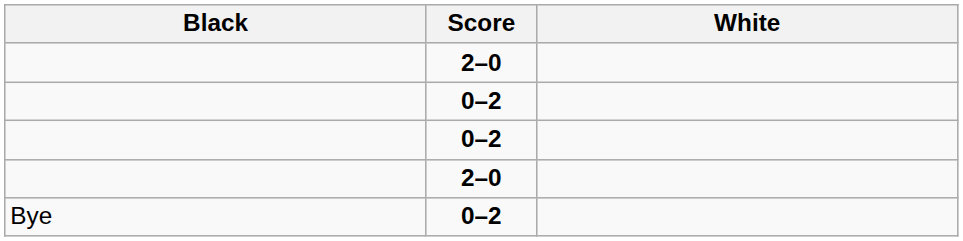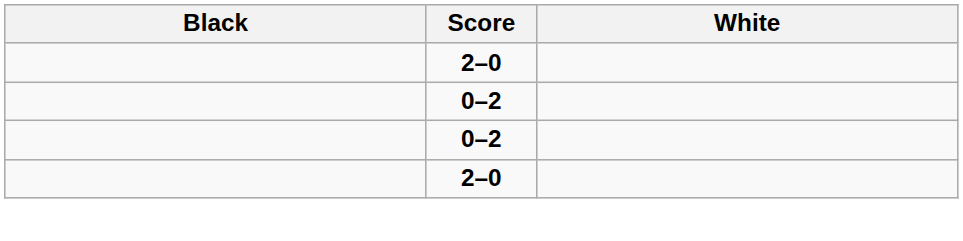- row: (31, 216)
